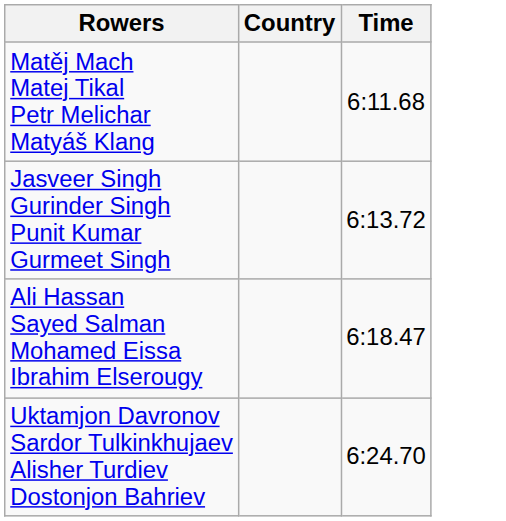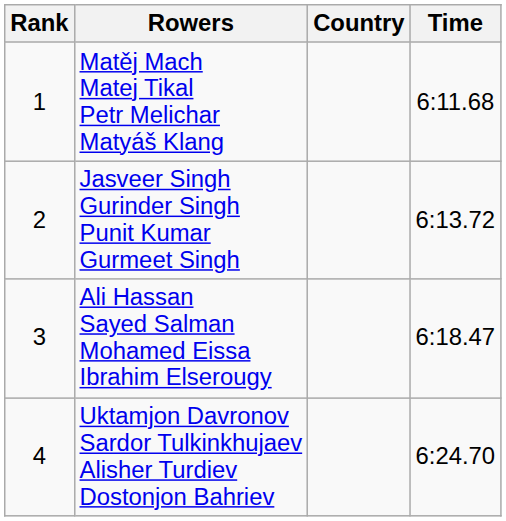+ column: (39, 23)
